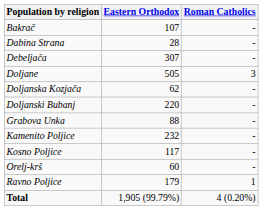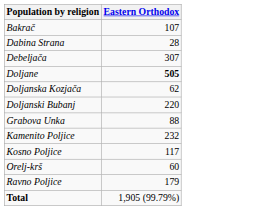- column: (220, 12)
(172, 74) normal -> (172, 74) bold
